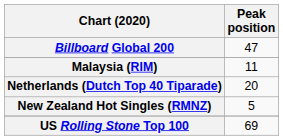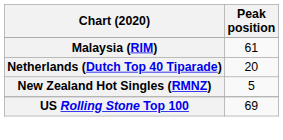- row: (114, 47)
(251, 67) 11 -> (251, 47) 61
